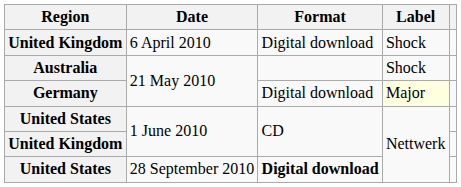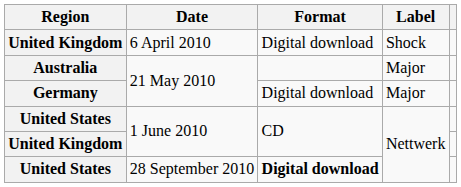(406, 67) Shock -> (405, 67) Major
(405, 93) lightyellow background -> (405, 93) no background
